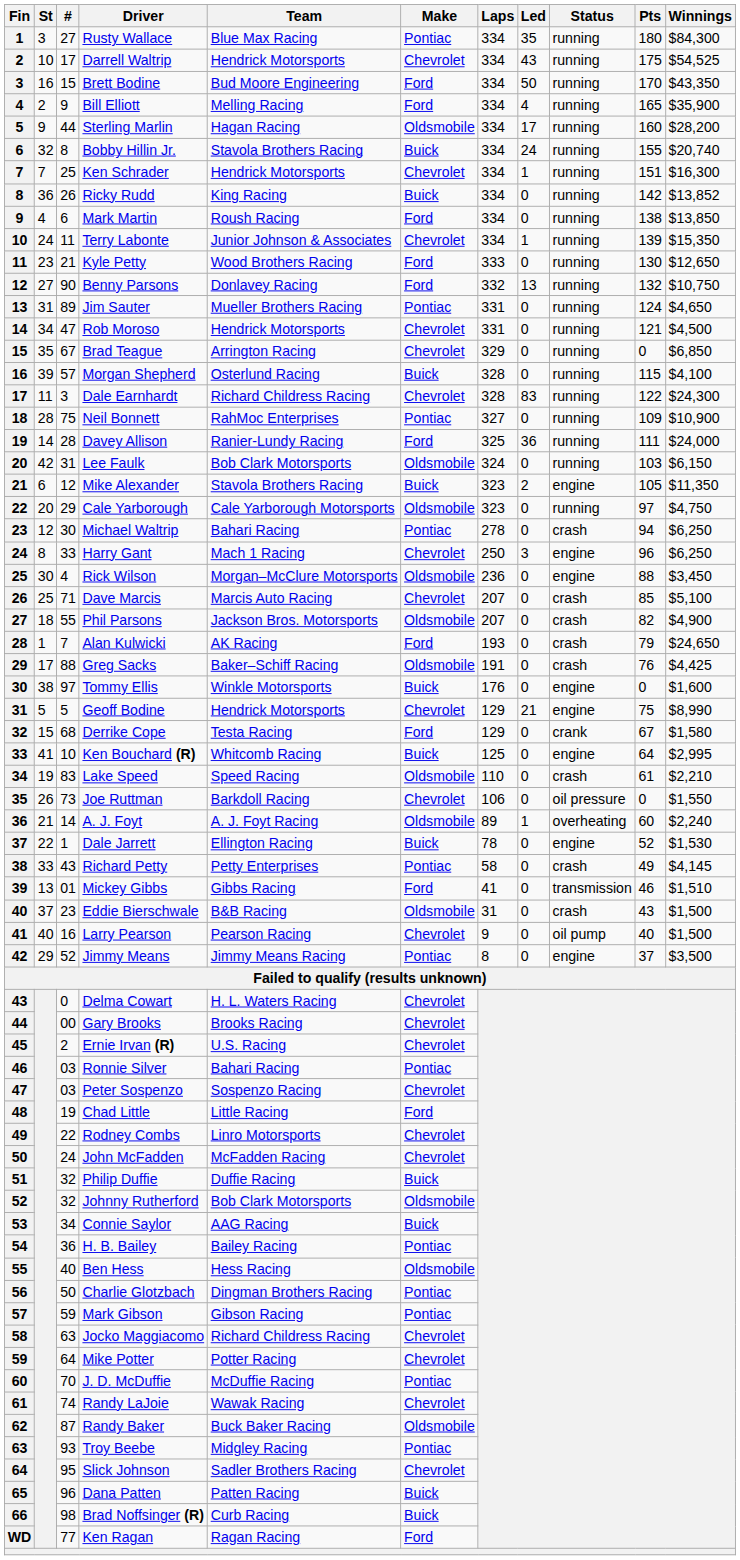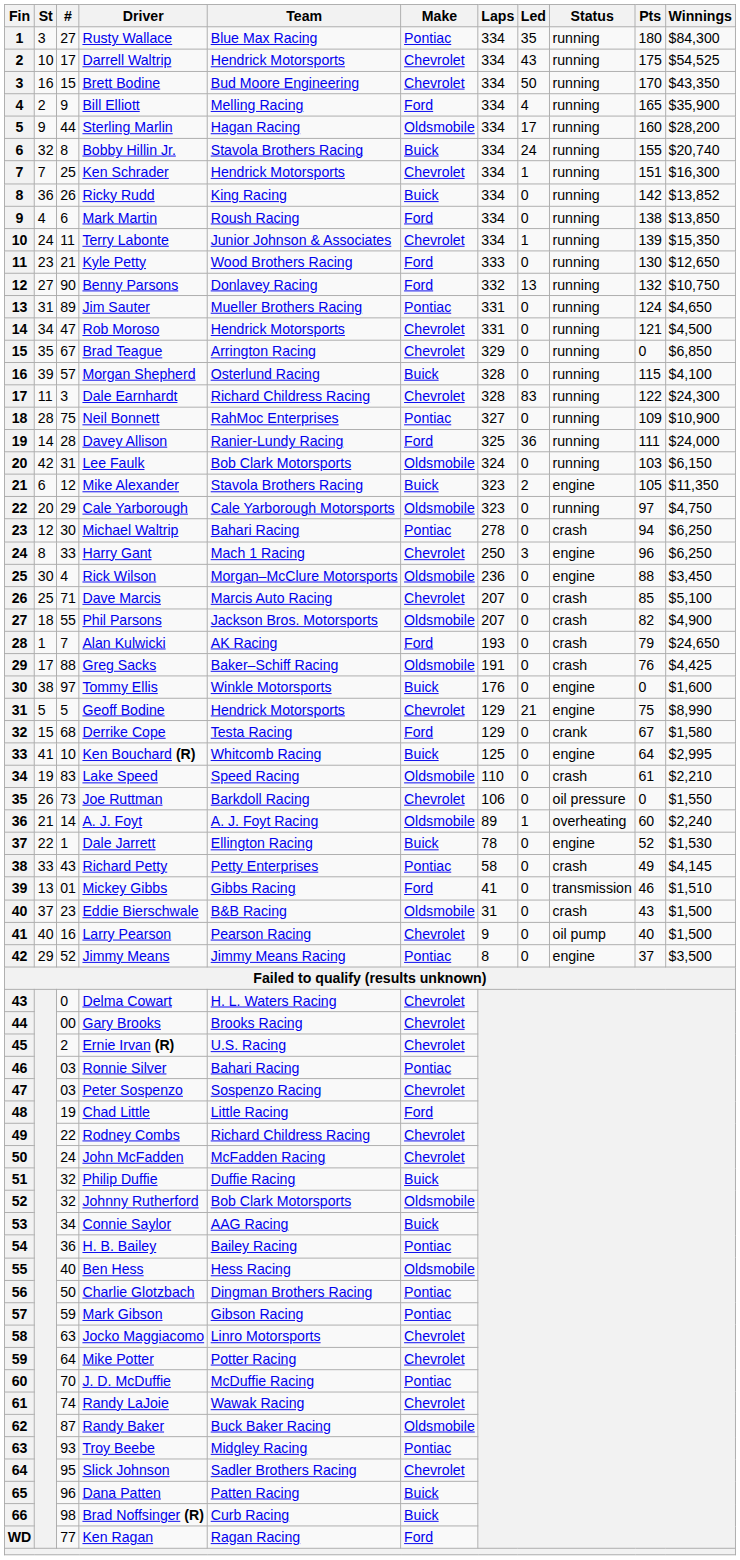(419, 83) Ford -> (434, 83) Chevrolet
(266, 1135) Linro Motorsports -> (290, 1135) Richard Childress Racing
(290, 1336) Richard Childress Racing -> (266, 1336) Linro Motorsports
